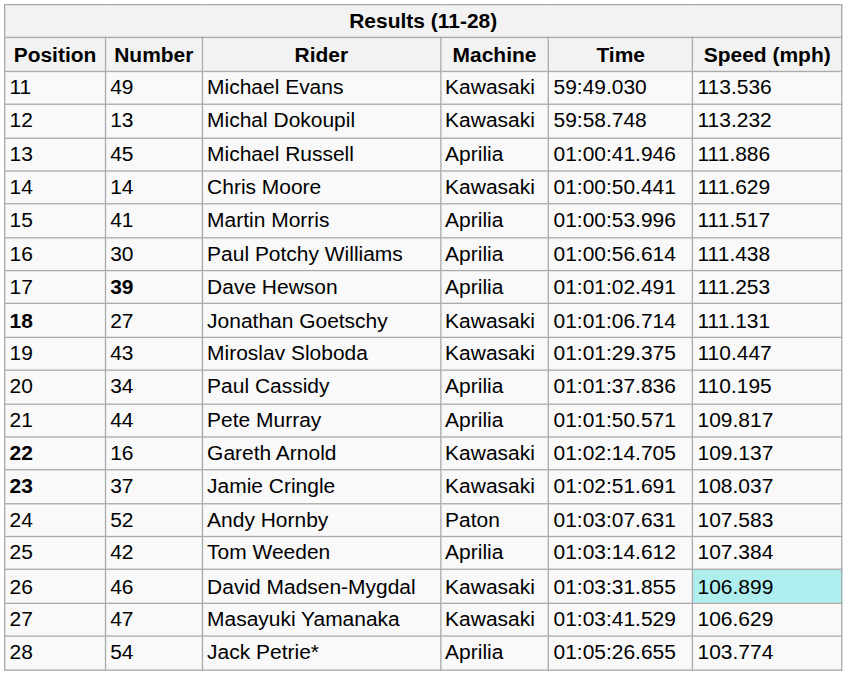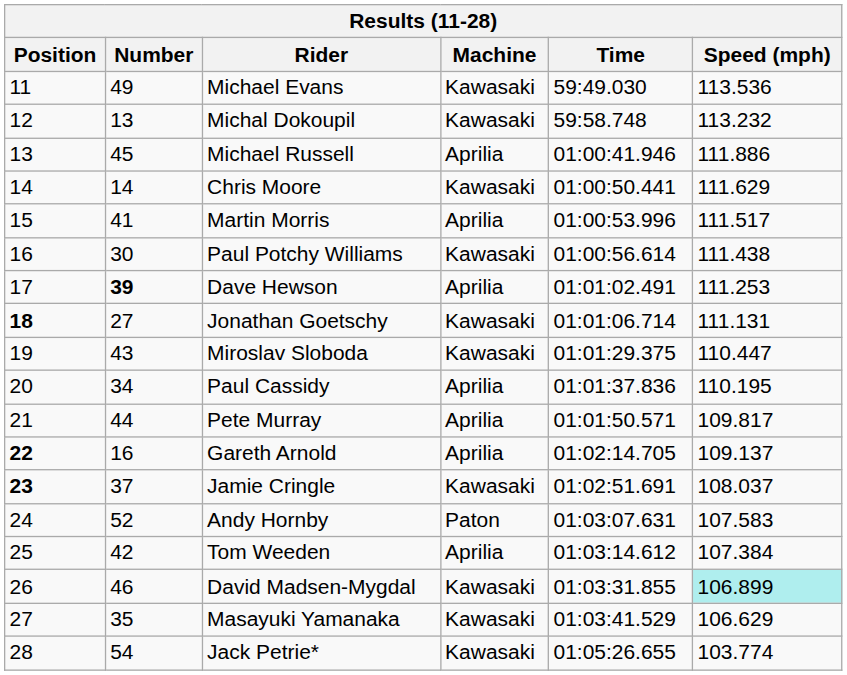(474, 253) Aprilia -> (490, 253) Kawasaki
(490, 453) Kawasaki -> (474, 453) Aprilia
(122, 619) 47 -> (122, 619) 35
(474, 652) Aprilia -> (490, 652) Kawasaki
